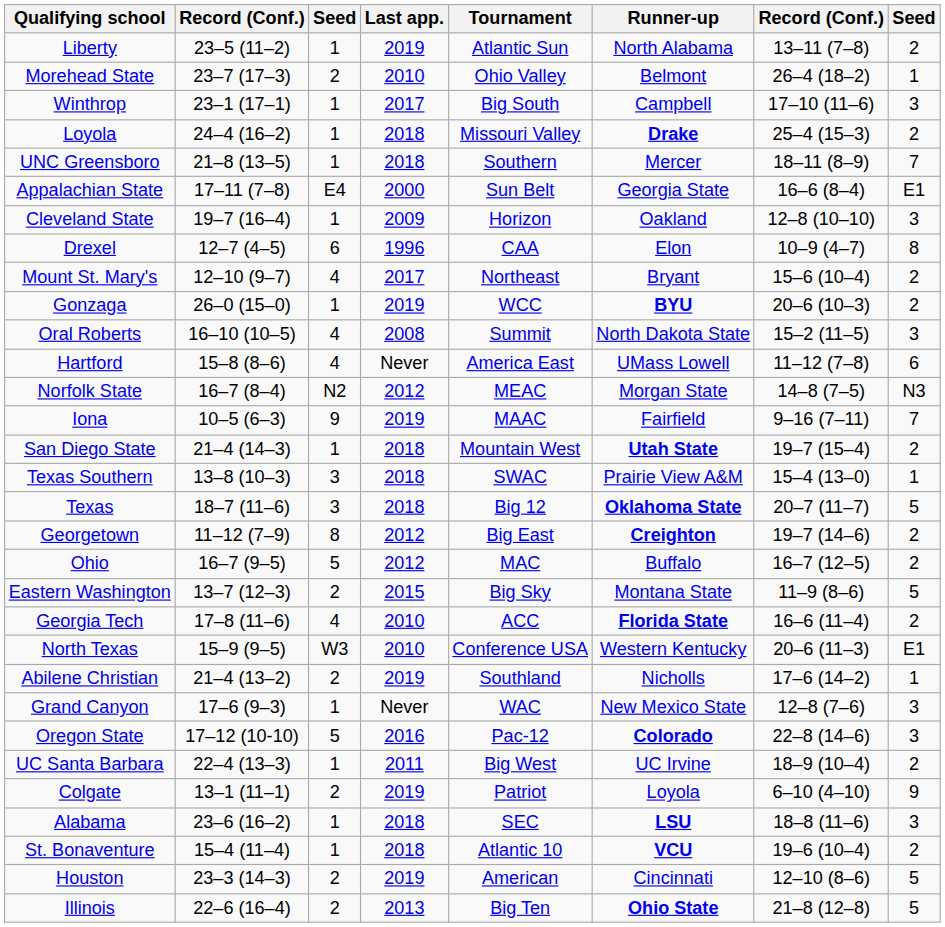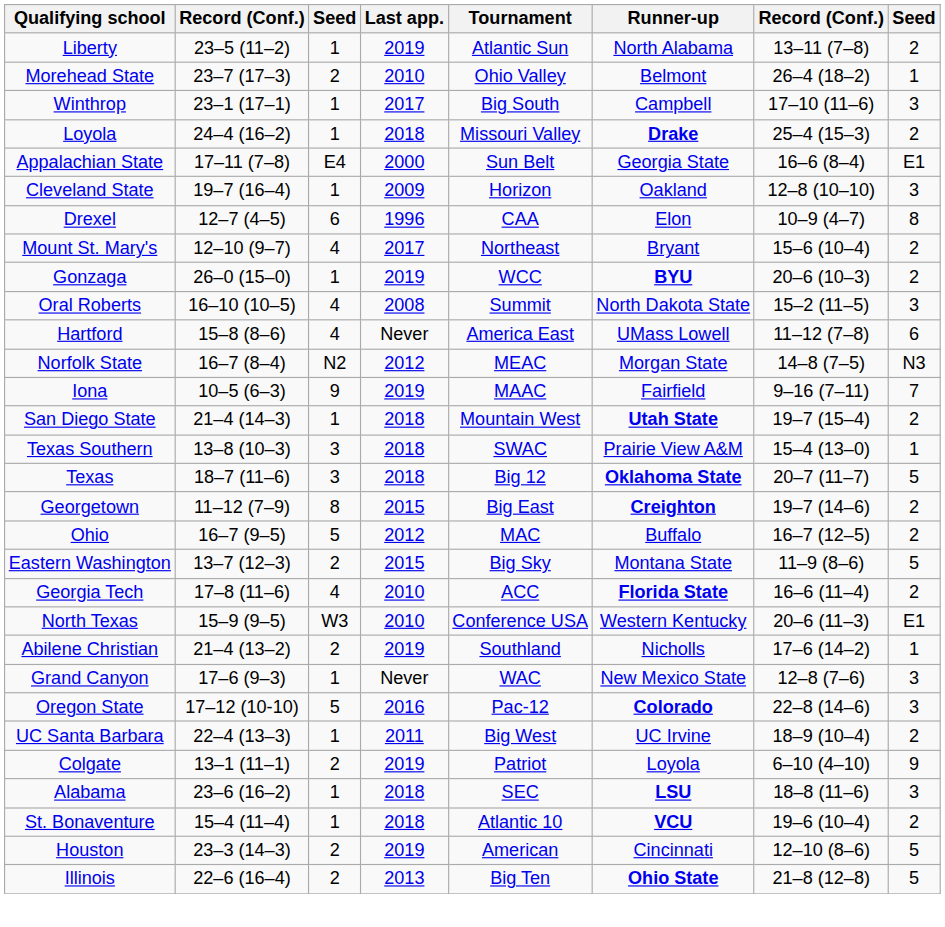- row: (90, 162)
(404, 534) 2012 -> (404, 506) 2015
